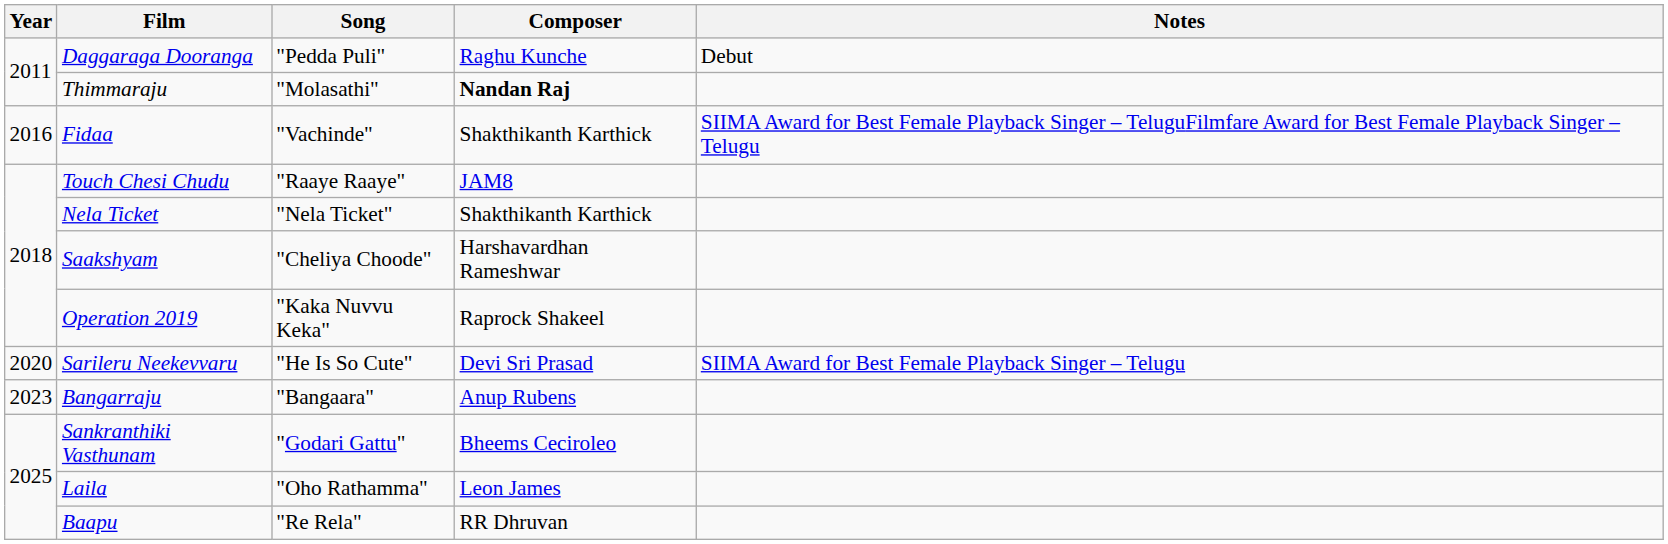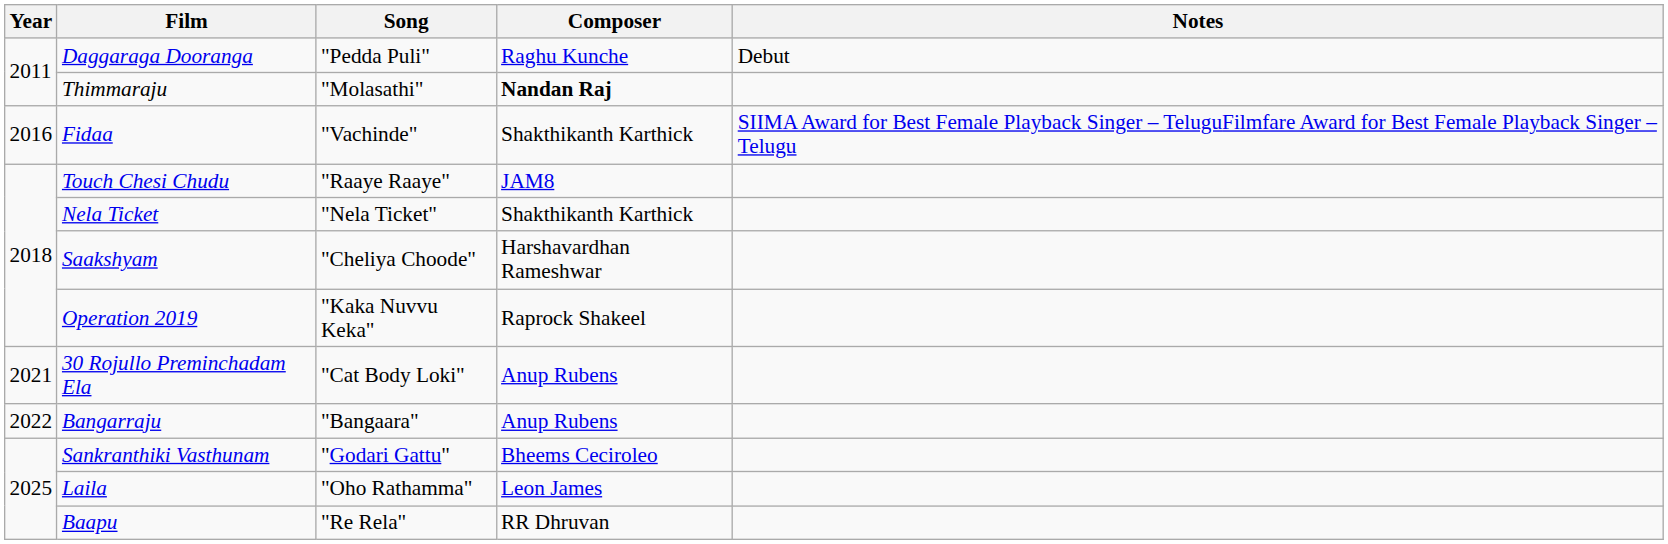- row: (150, 363)
+ row: (174, 375)
(31, 396) 2023 -> (31, 420) 2022
